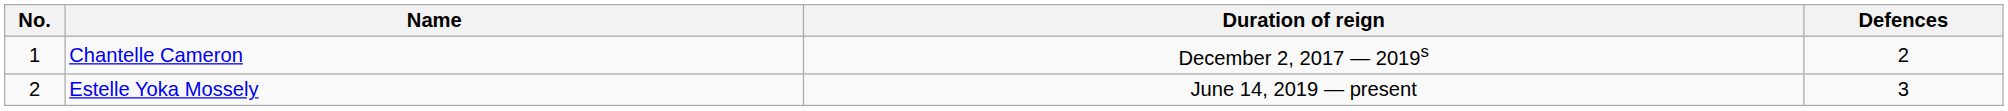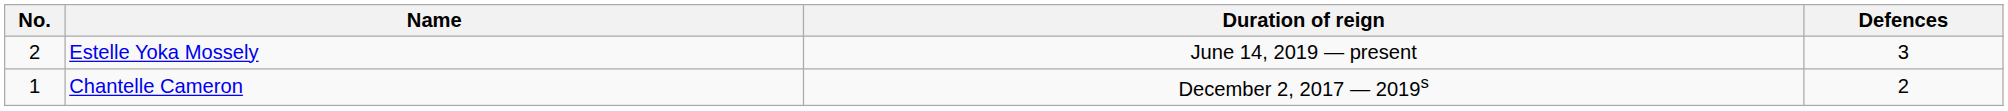rows swapped: (156, 55) <-> (164, 89)
